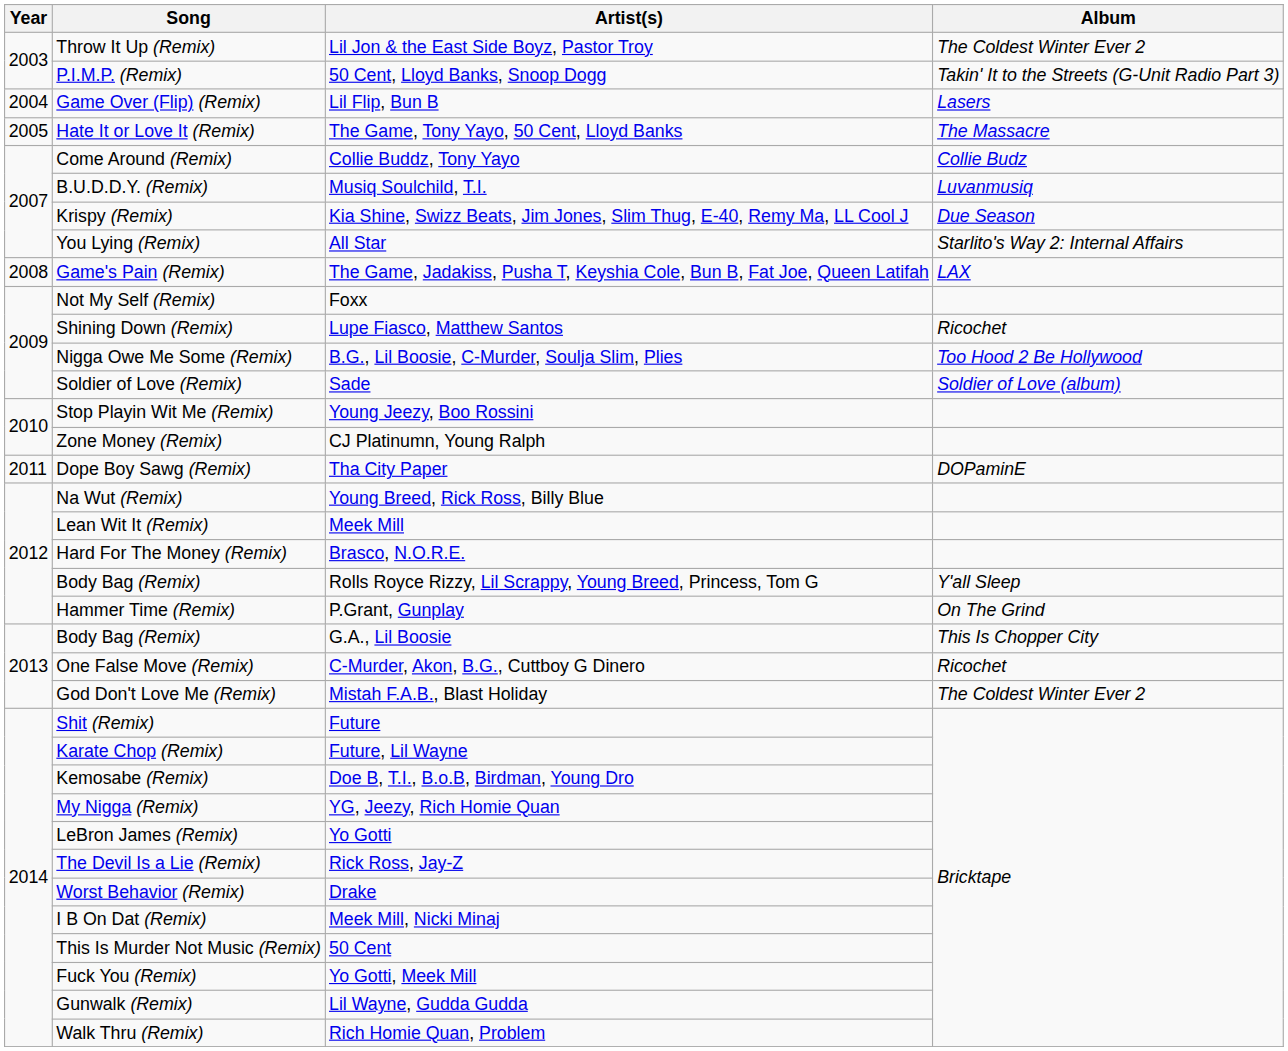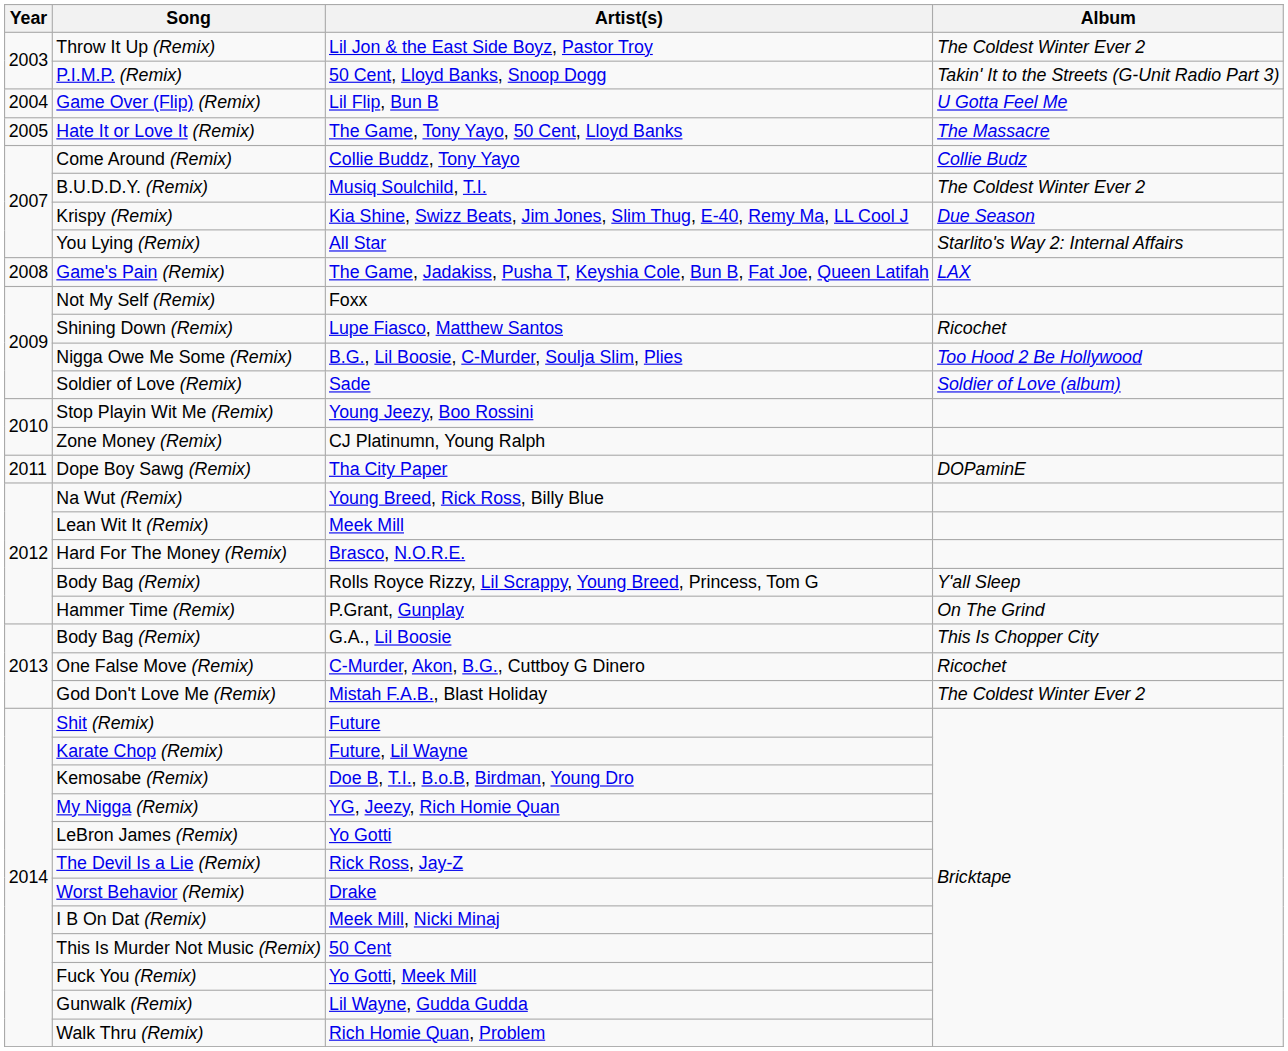(964, 103) Lasers -> (1002, 103) U Gotta Feel Me
(985, 187) Luvanmusiq -> (1041, 187) The Coldest Winter Ever 2
